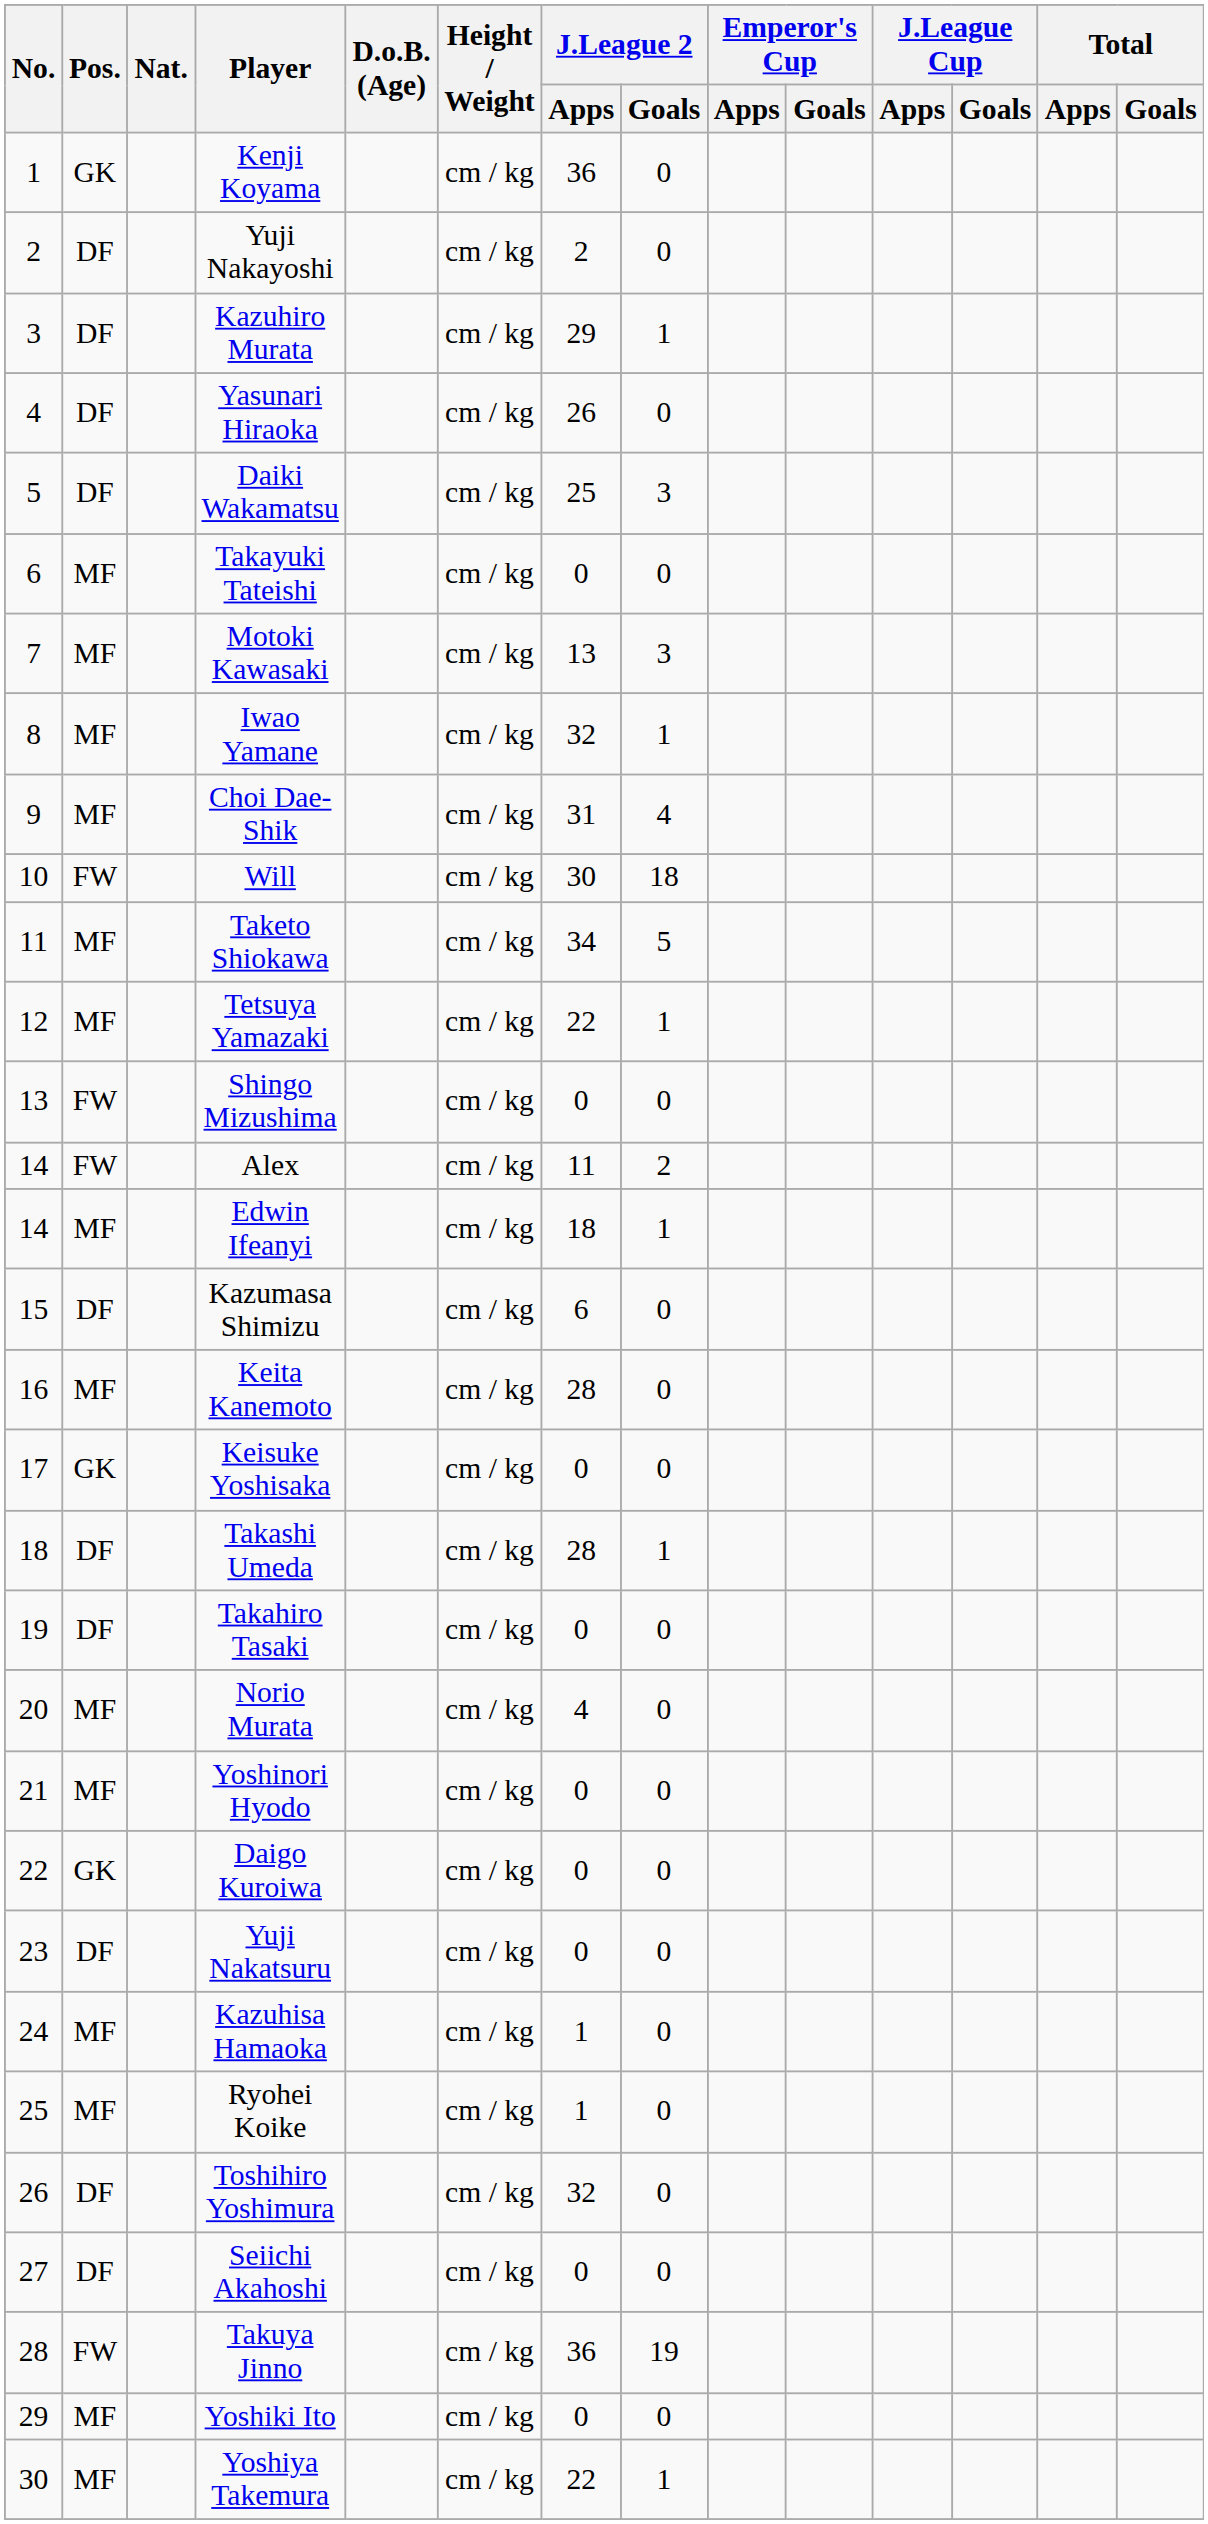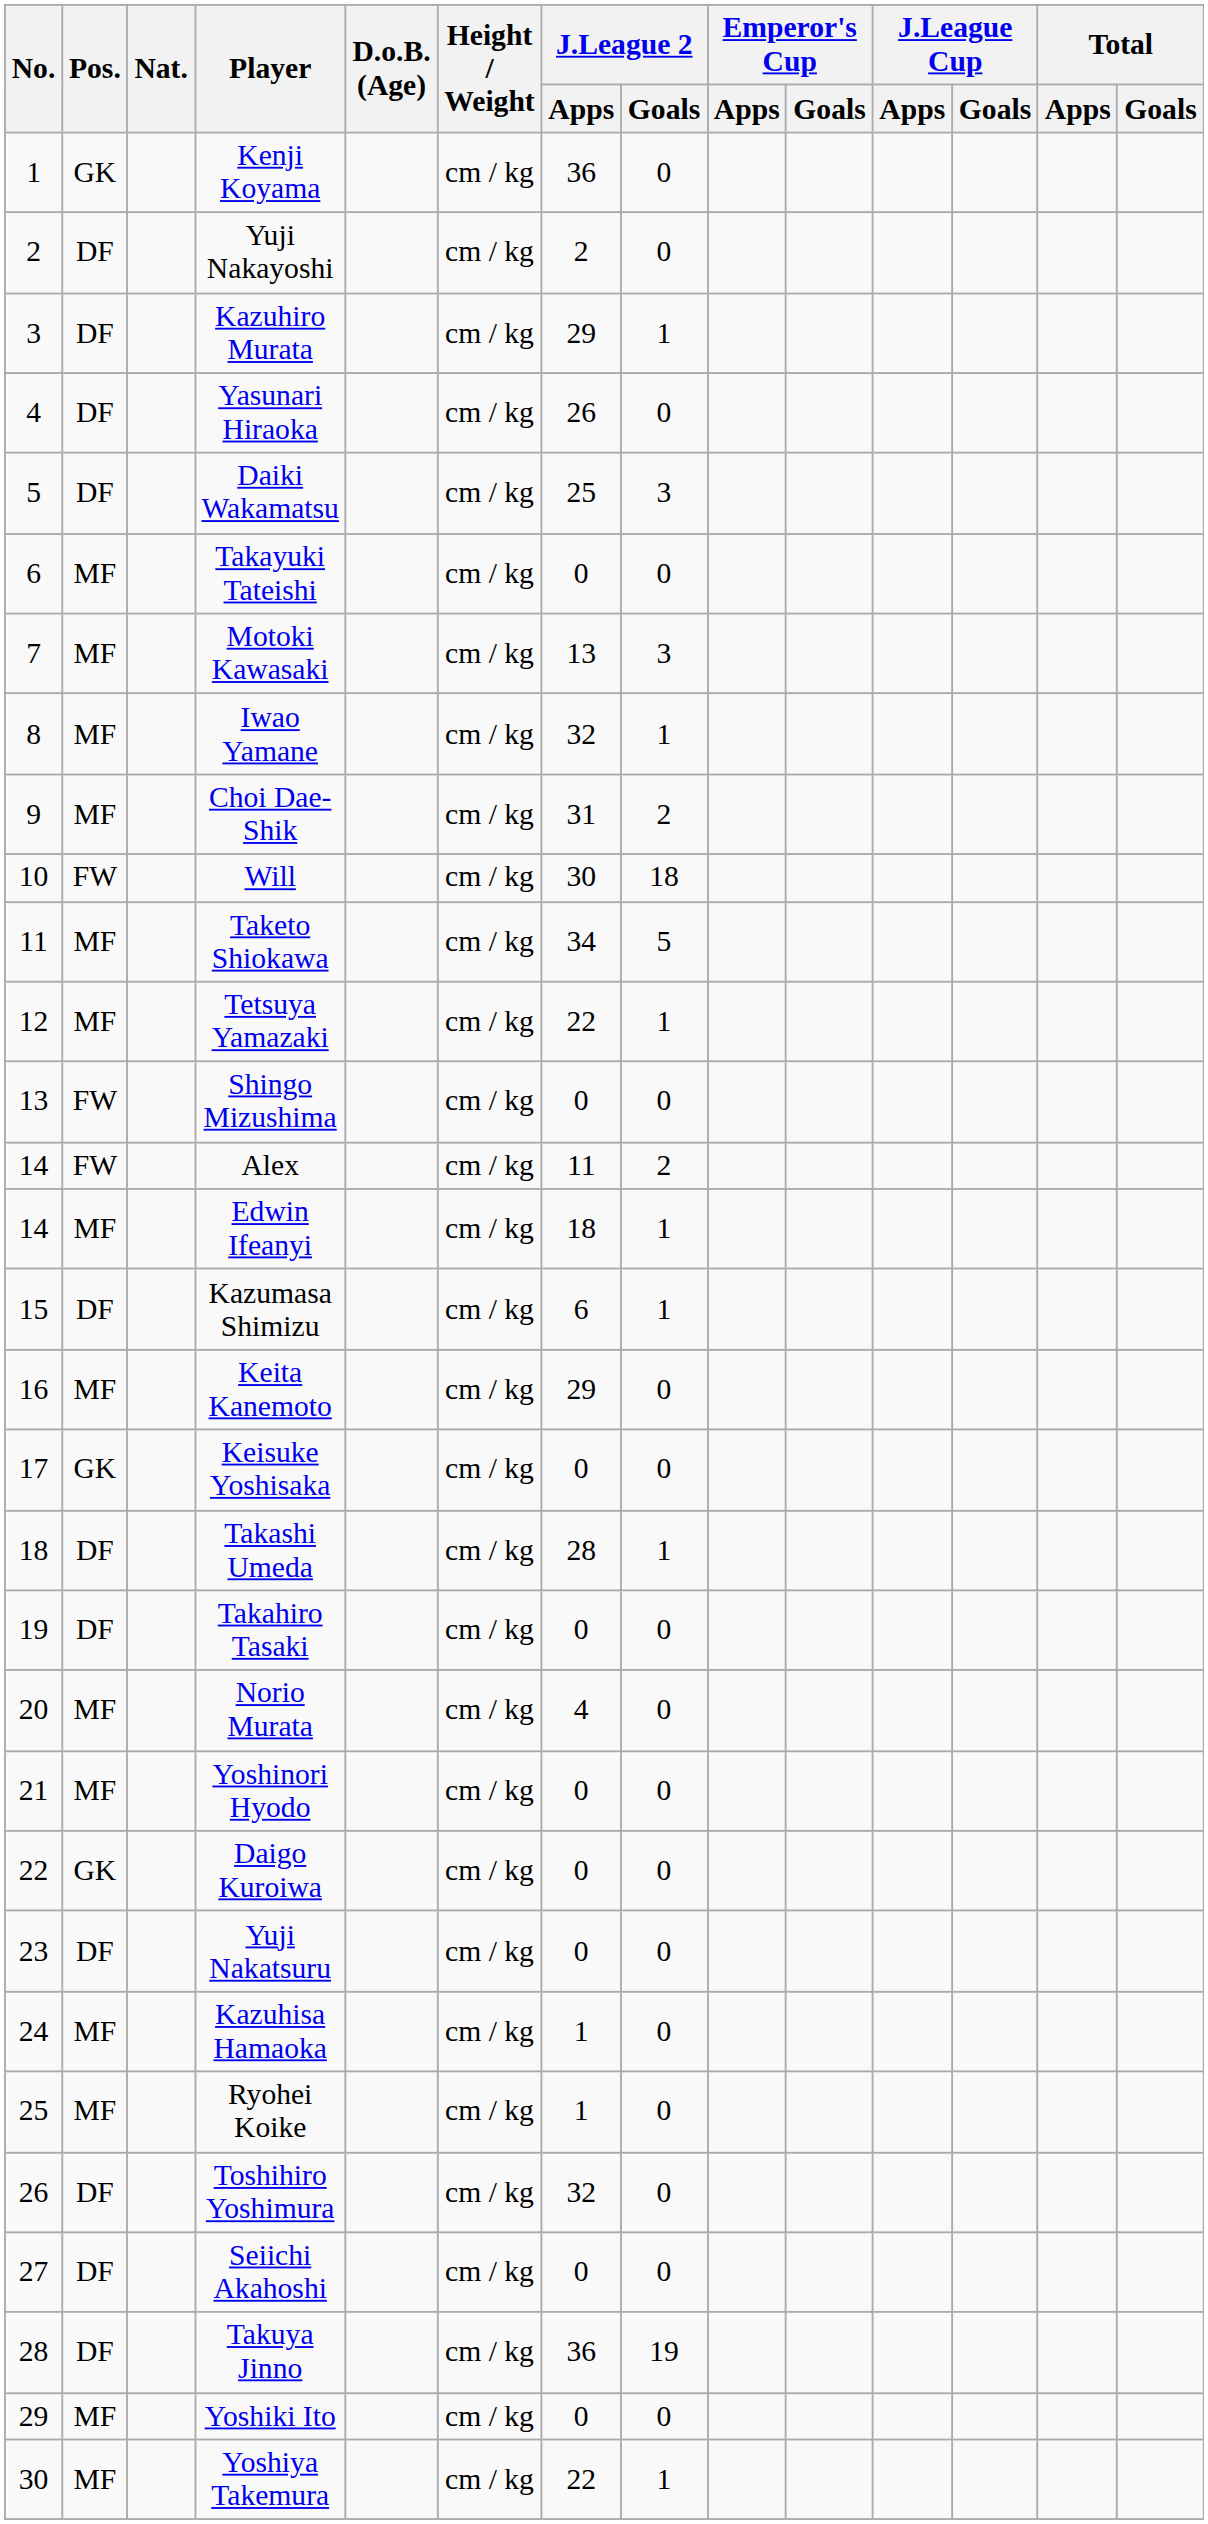(664, 813) 4 -> (664, 813) 2
(664, 1308) 0 -> (664, 1308) 1
(581, 1389) 28 -> (581, 1389) 29
(95, 2352) FW -> (95, 2352) DF
